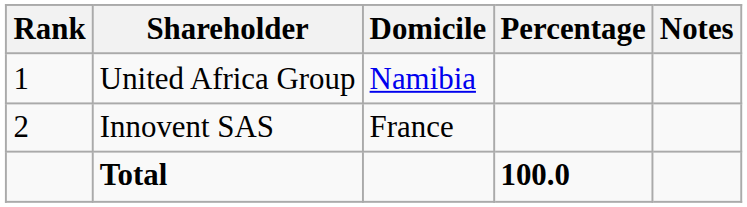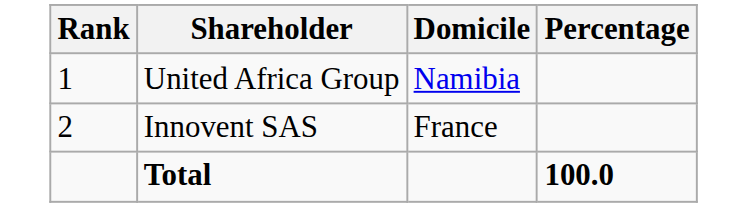- column: (697, 28)
